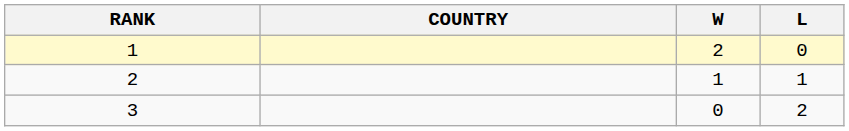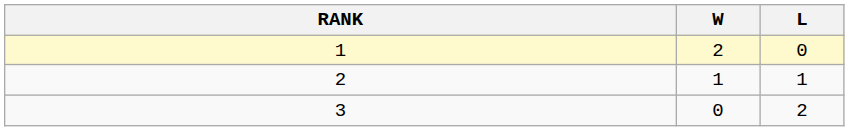- column: (468, 20)
